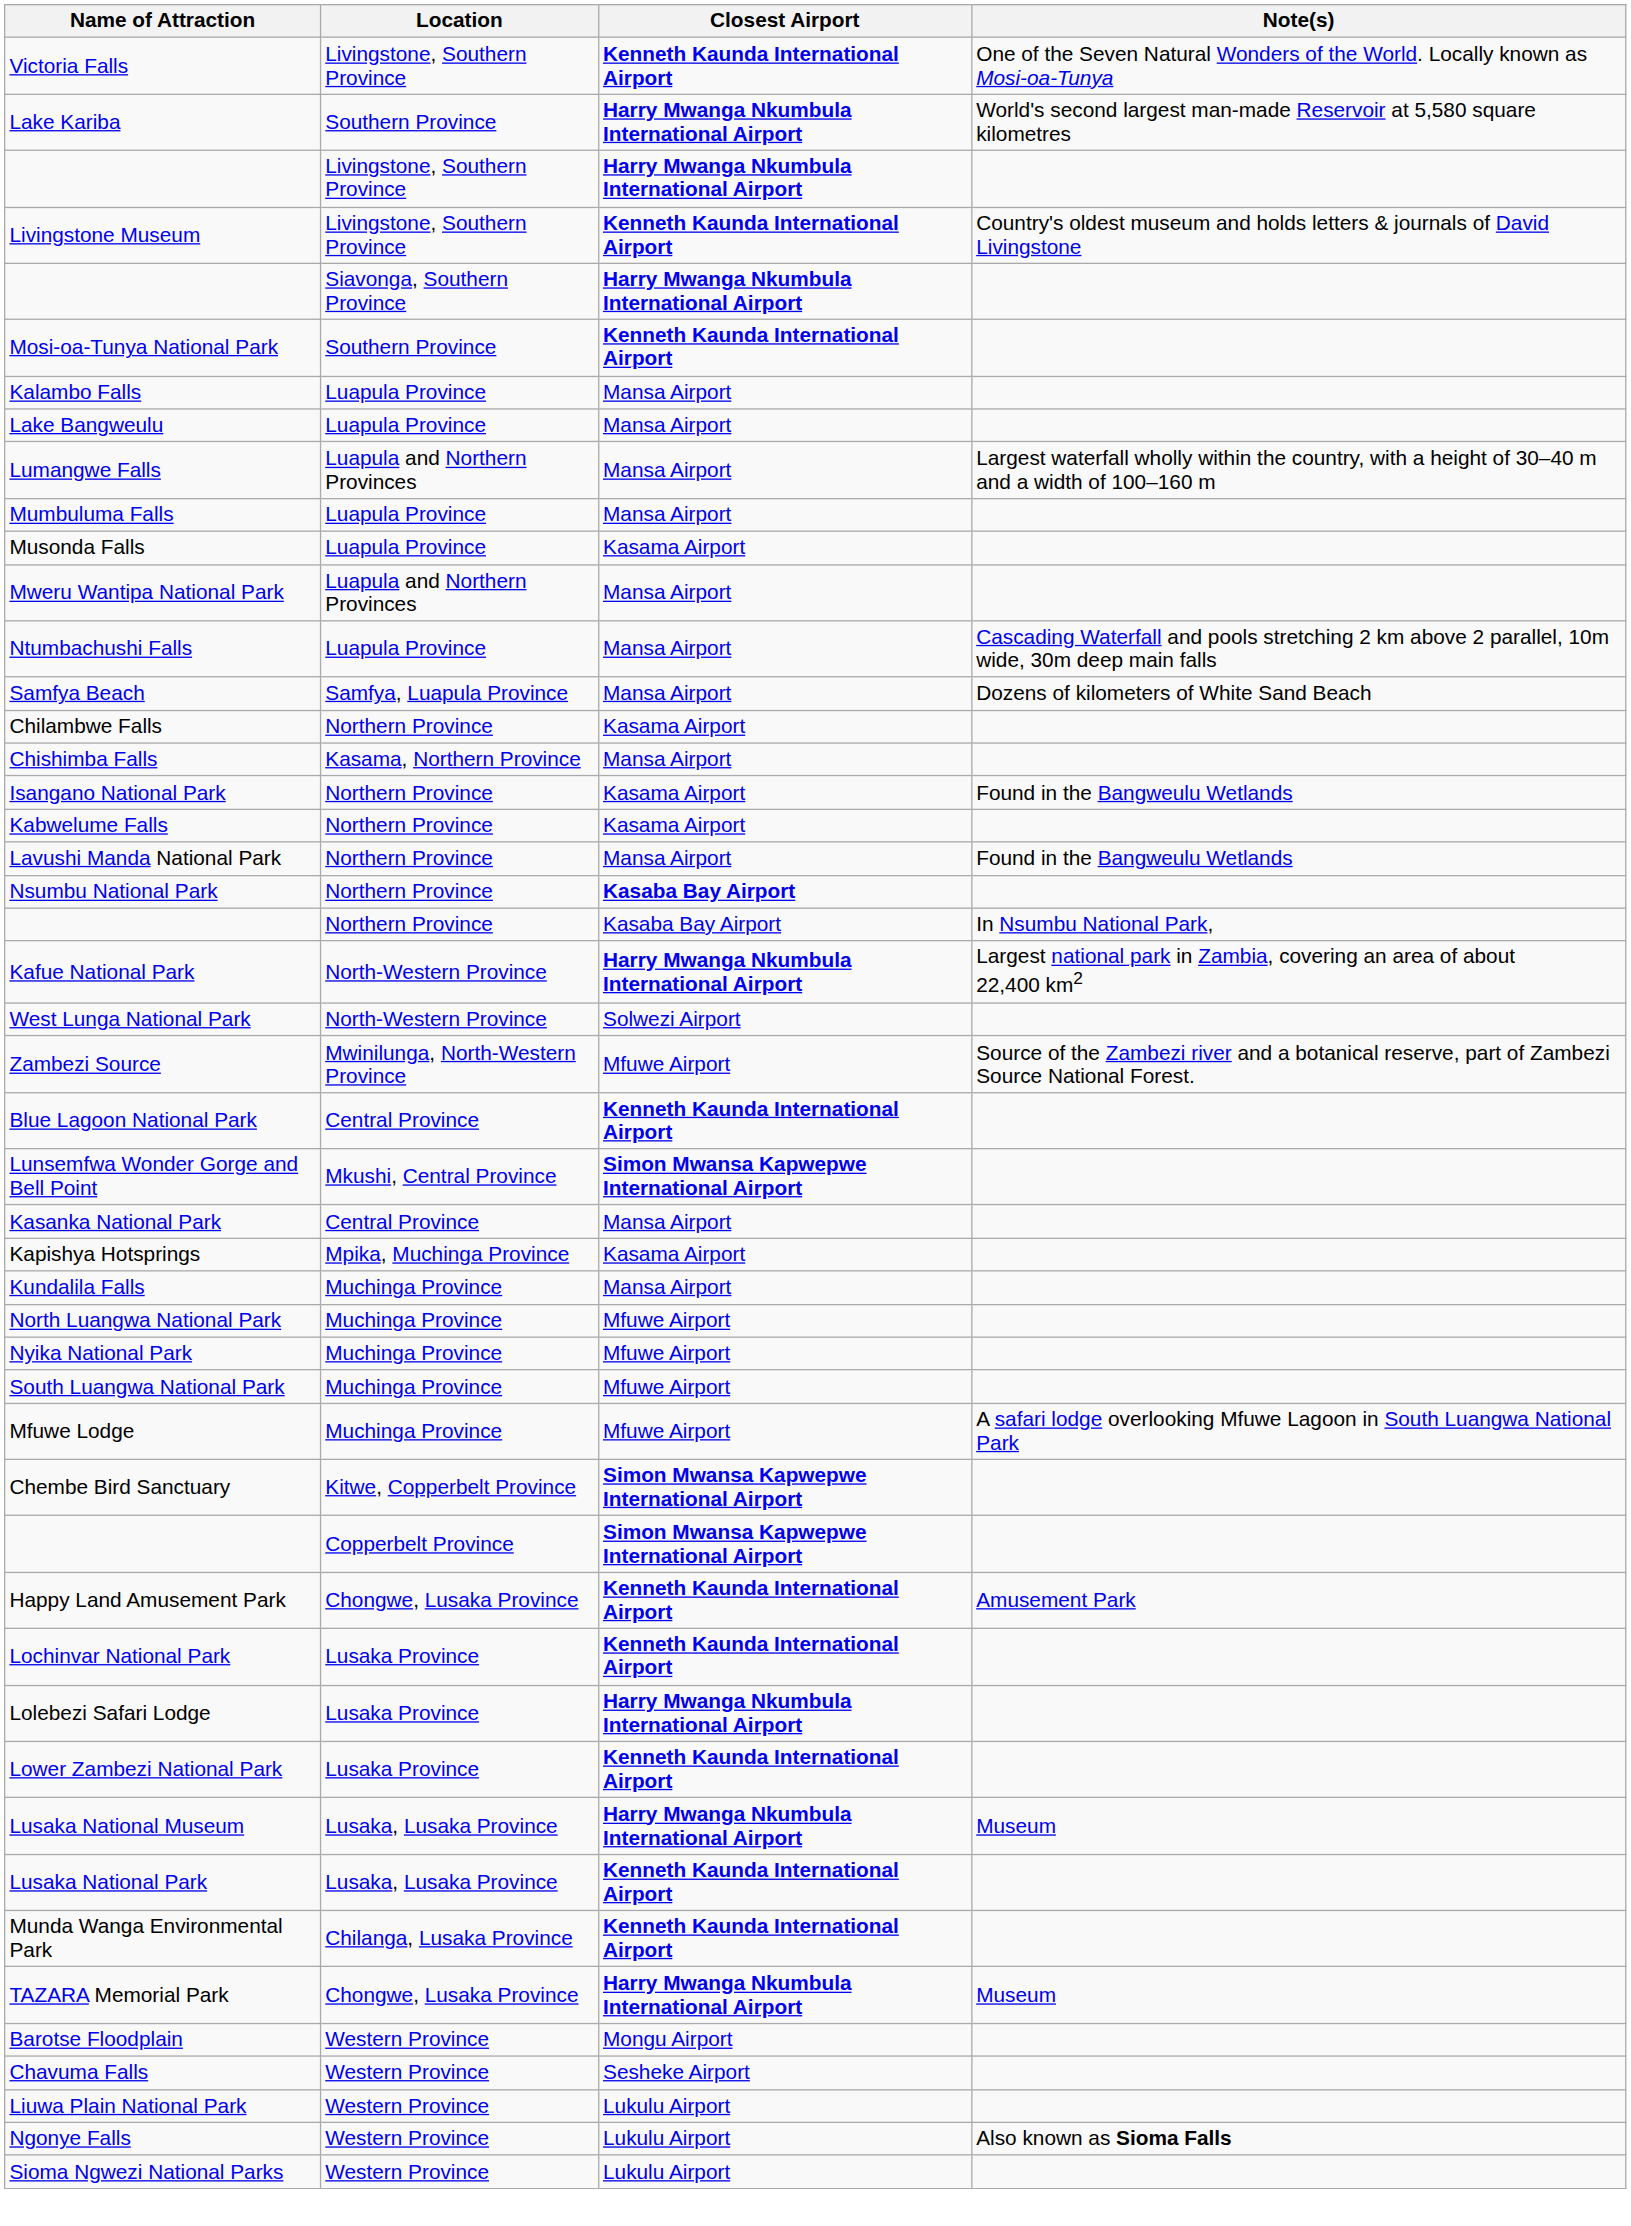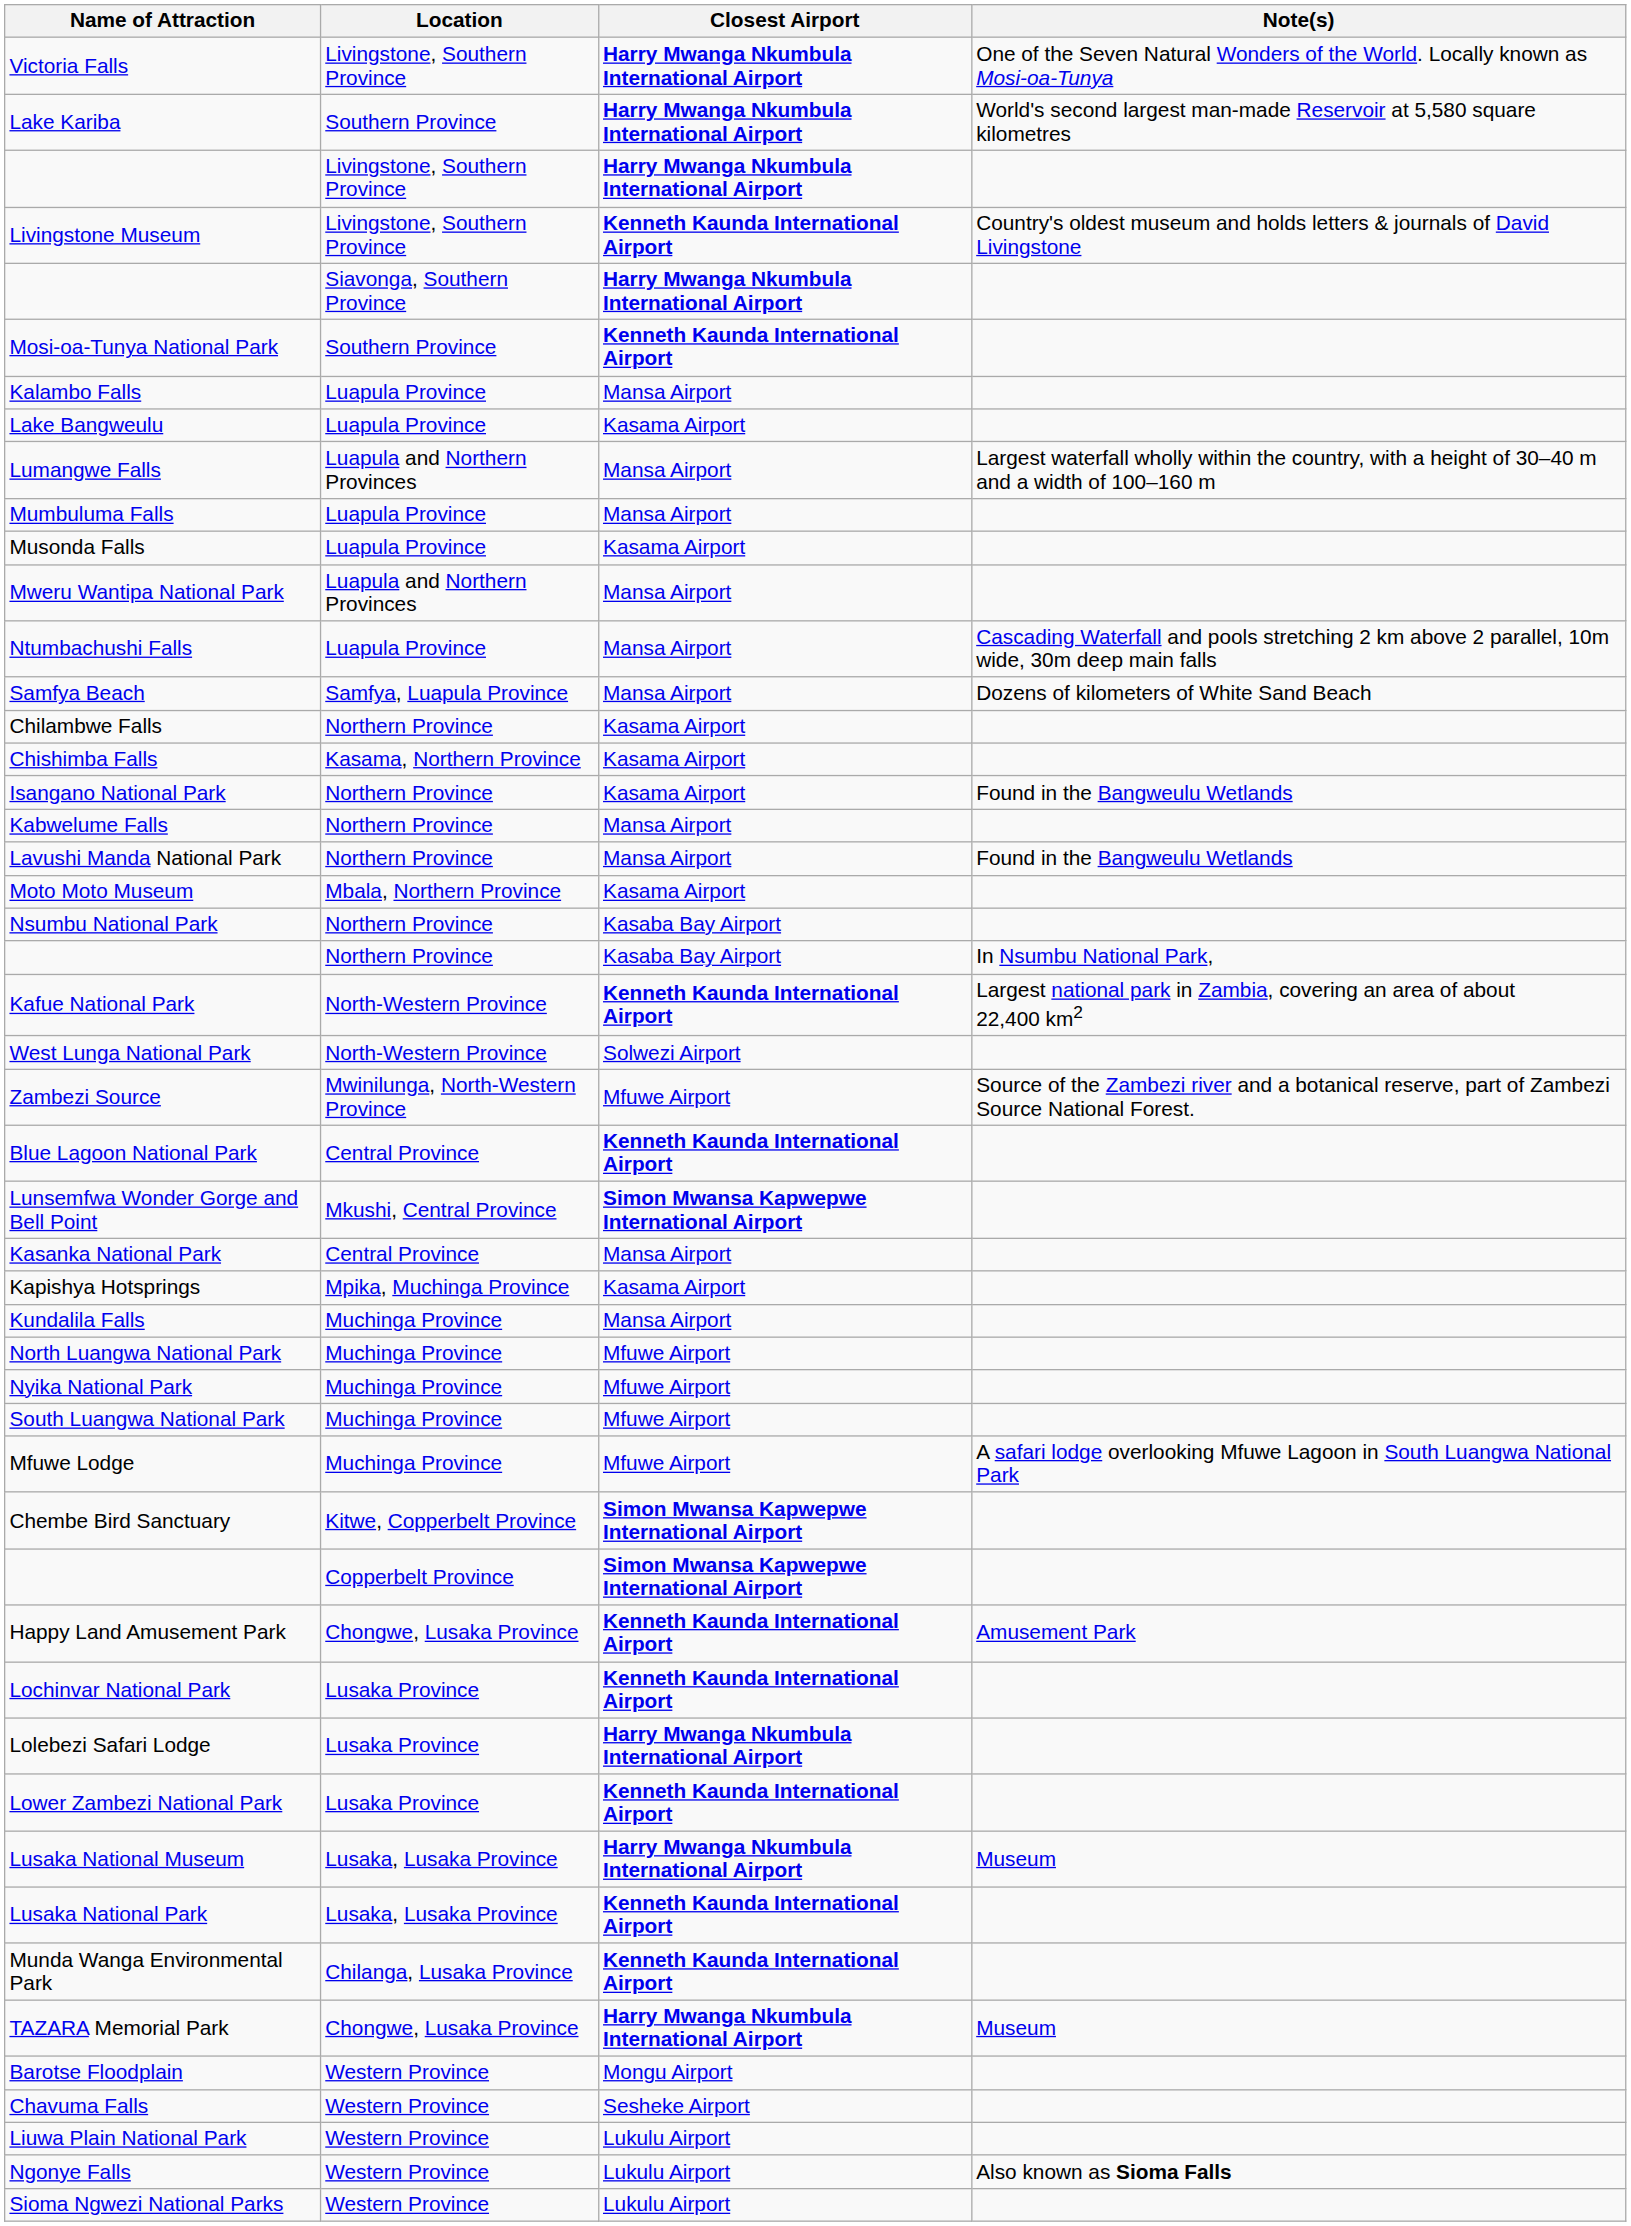(751, 65) Kenneth Kaunda International Airport -> (727, 65) Harry Mwanga Nkumbula International Airport
(667, 425) Mansa Airport -> (674, 425) Kasama Airport
(667, 759) Mansa Airport -> (674, 759) Kasama Airport
(674, 825) Kasama Airport -> (667, 825) Mansa Airport
+ row: (101, 891)
(699, 891) bold -> (692, 924) normal
(727, 971) Harry Mwanga Nkumbula International Airport -> (751, 1004) Kenneth Kaunda International Airport
